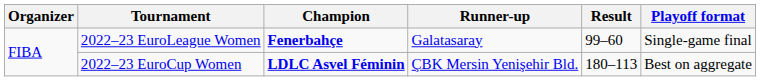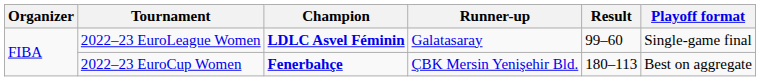(305, 40) Fenerbahçe -> (336, 40) LDLC Asvel Féminin
(336, 64) LDLC Asvel Féminin -> (305, 64) Fenerbahçe
